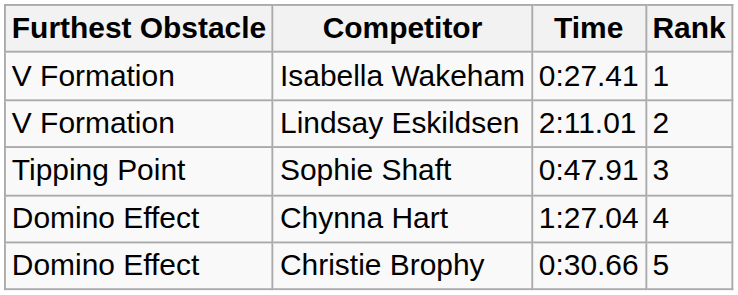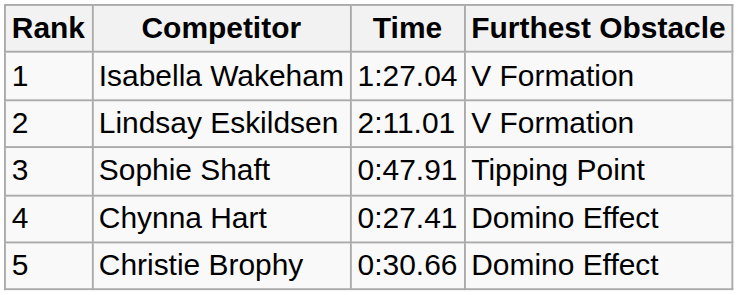columns swapped: (689, 28) <-> (139, 28)
(589, 75) 0:27.41 -> (408, 75) 1:27.04
(589, 218) 1:27.04 -> (408, 218) 0:27.41
